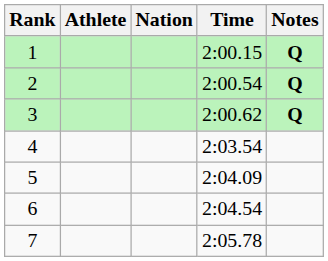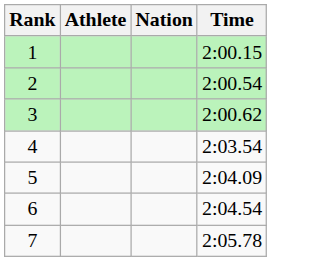- column: (295, 20)
